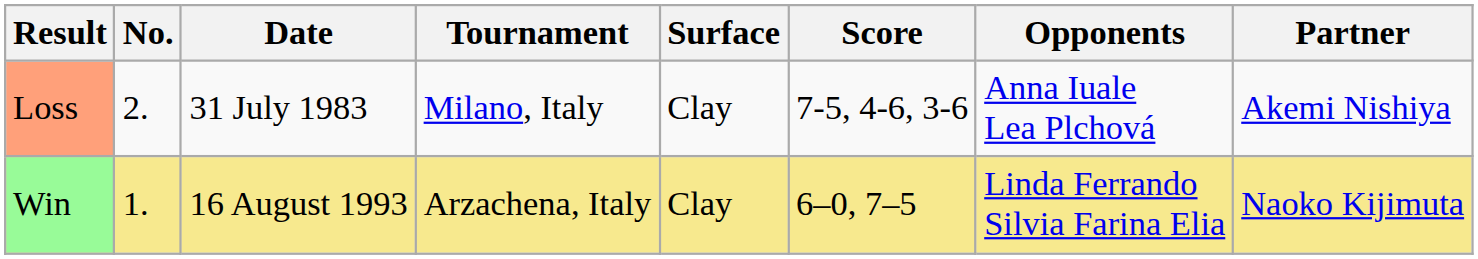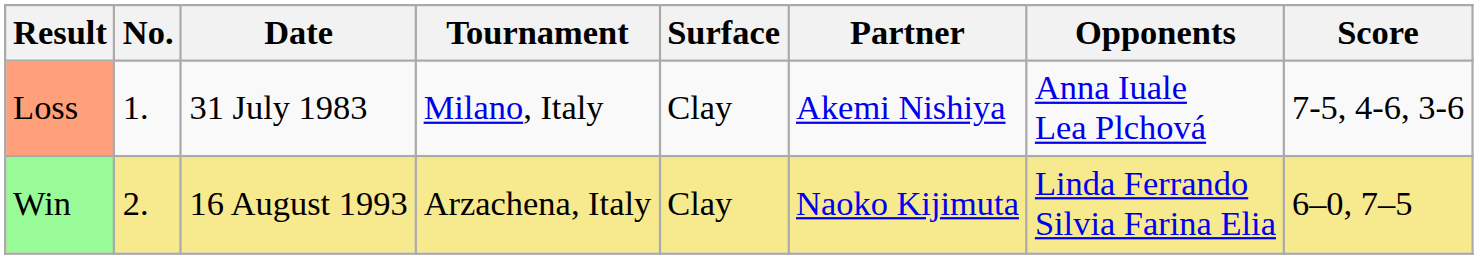columns swapped: (1353, 31) <-> (882, 31)
(136, 107) 2. -> (136, 107) 1.
(136, 203) 1. -> (136, 203) 2.
